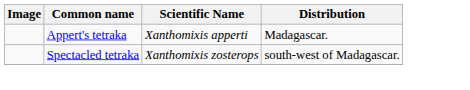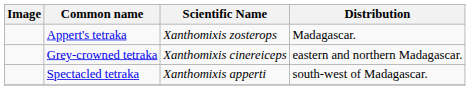(196, 34) Xanthomixis apperti -> (220, 34) Xanthomixis zosterops
+ row: (102, 54)
(202, 54) Xanthomixis zosterops -> (215, 74) Xanthomixis apperti
